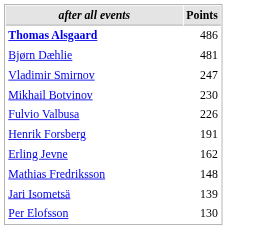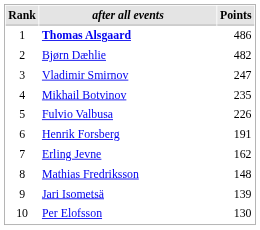+ column: (22, 15)
(209, 55) 481 -> (243, 55) 482
(209, 95) 230 -> (243, 95) 235
